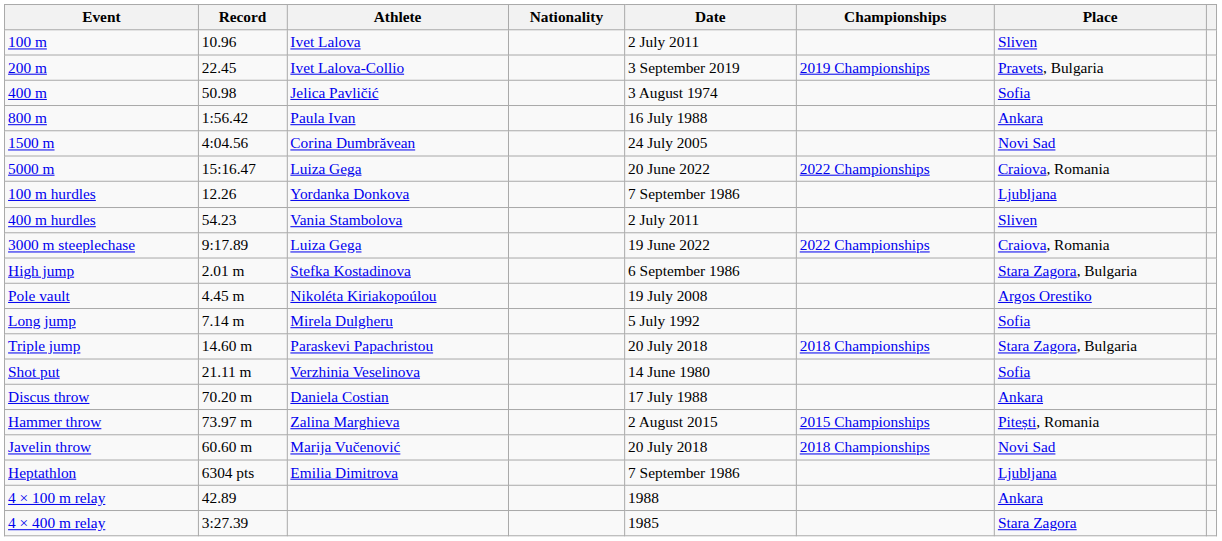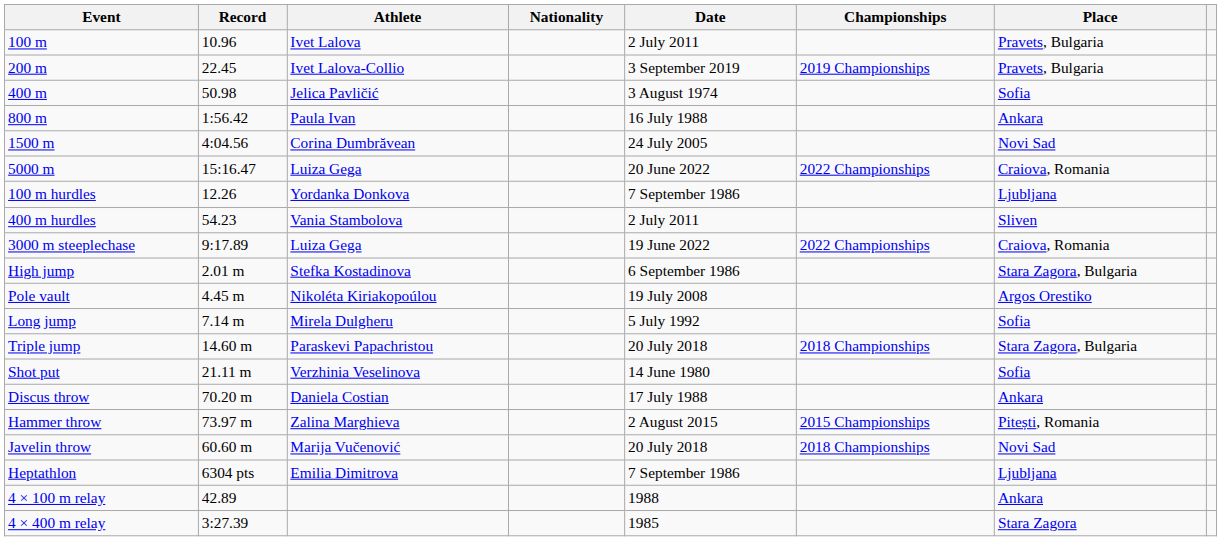(1017, 42) Sliven -> (1051, 42) Pravets, Bulgaria
